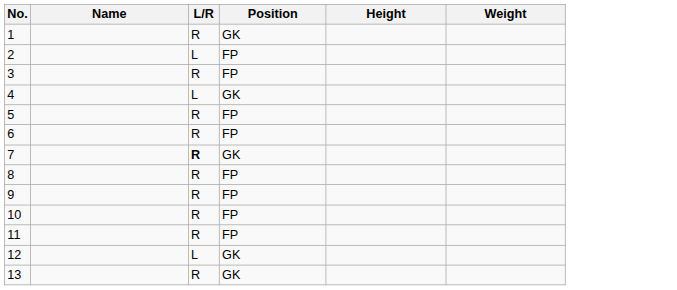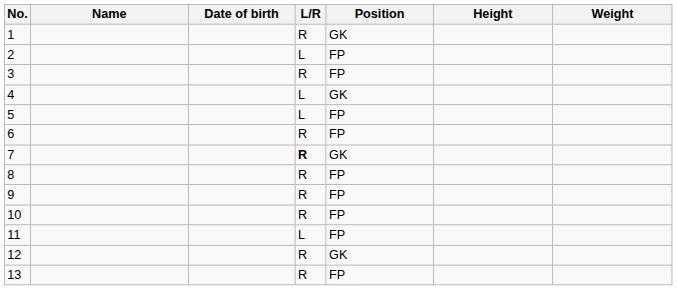+ column: (242, 14)
(196, 114) R -> (301, 114) L
(196, 235) R -> (301, 235) L
(195, 255) L -> (303, 255) R
(231, 275) GK -> (337, 275) FP
